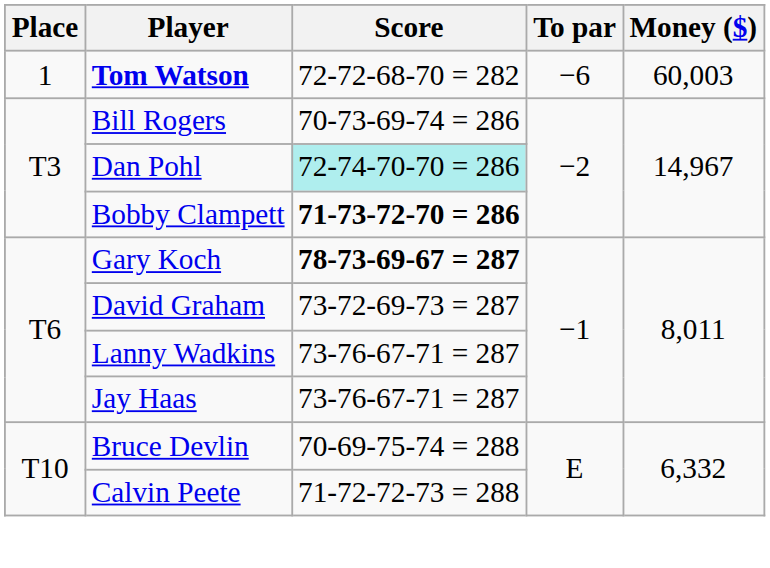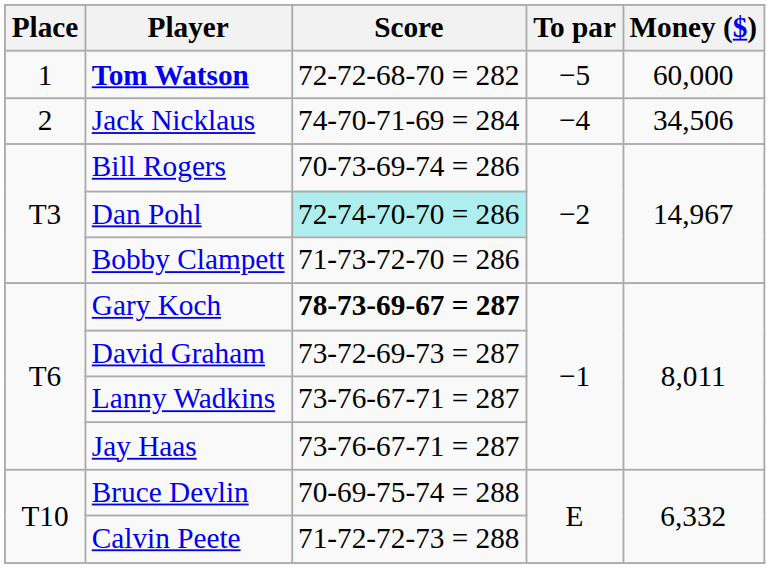(575, 74) −6 -> (575, 74) −5
(693, 74) 60,003 -> (693, 74) 60,000
+ row: (174, 120)
(409, 213) bold -> (409, 259) normal
